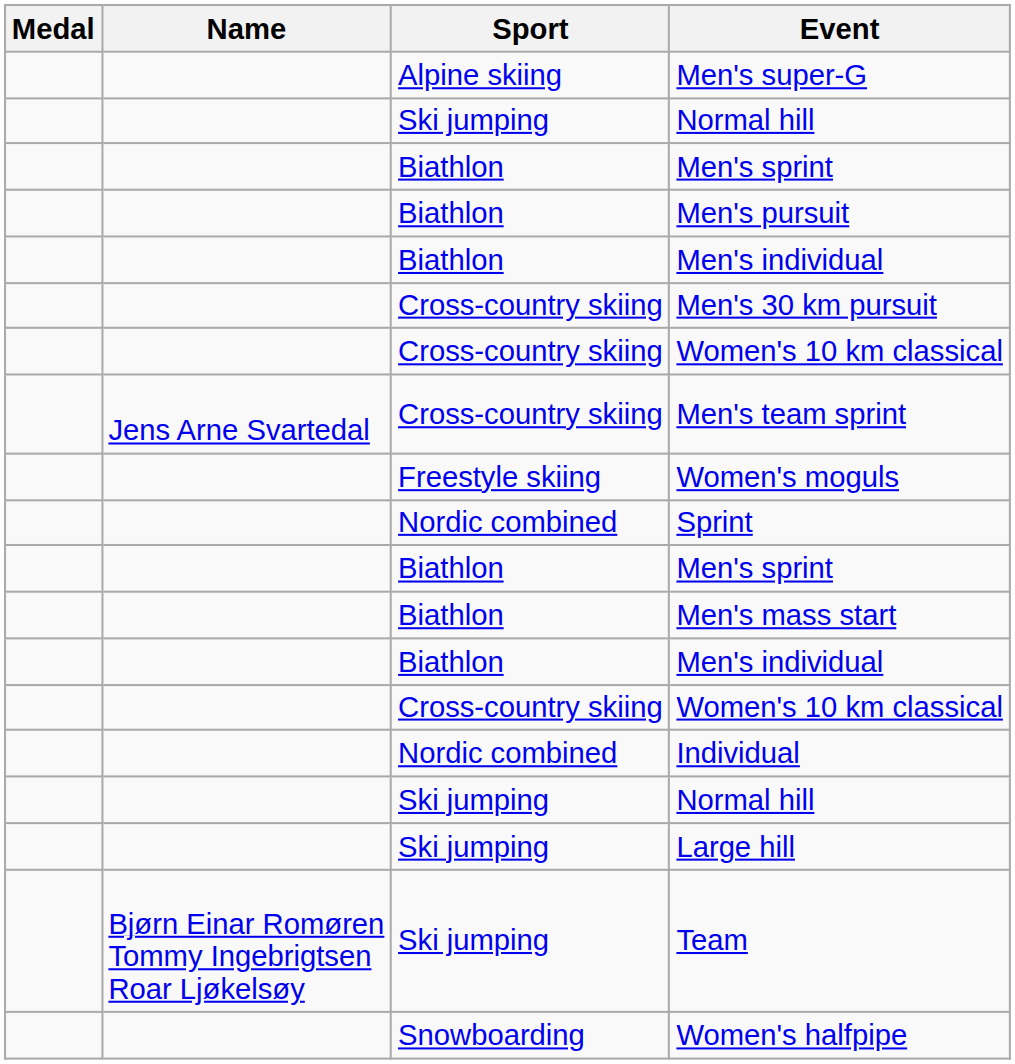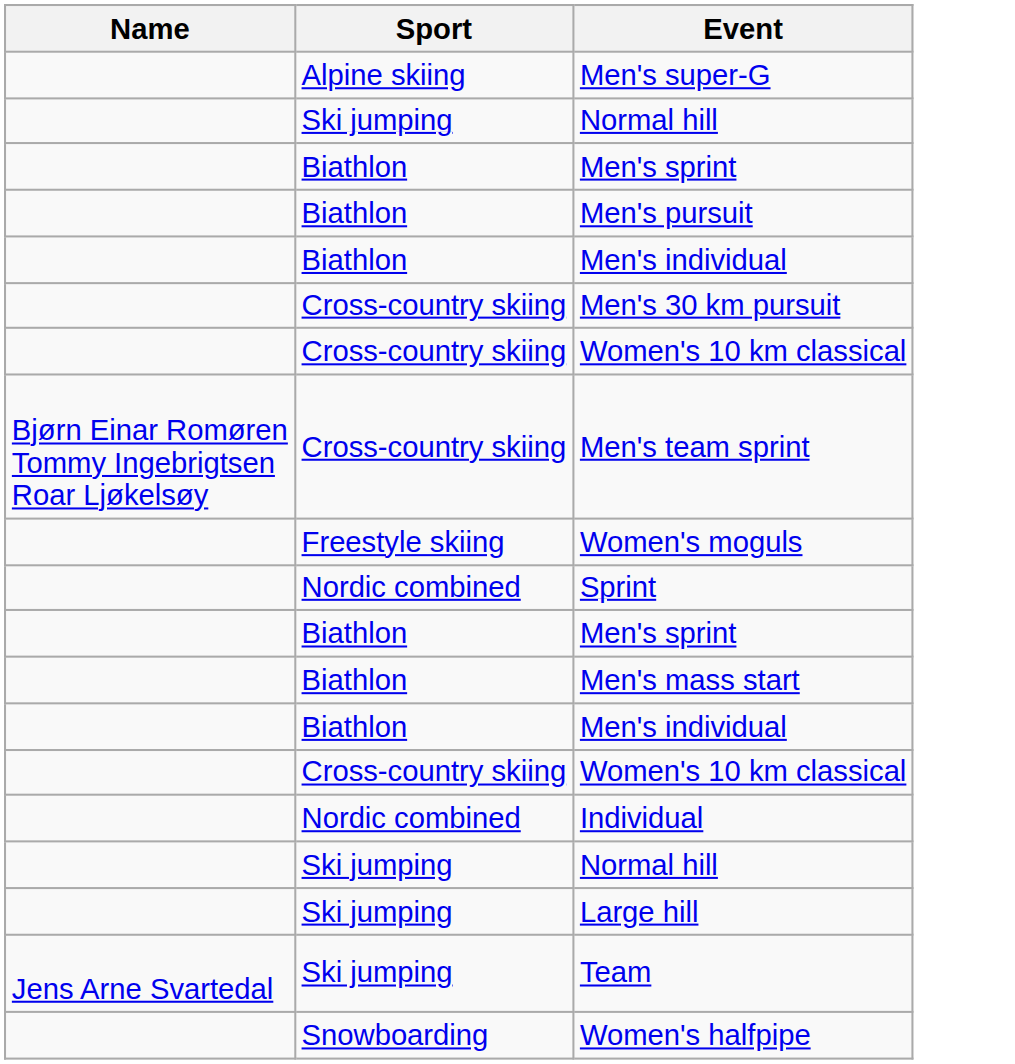- column: (53, 28)
(239, 430) Jens Arne Svartedal -> (150, 463) Bjørn Einar Romøren Tommy Ingebrigtsen Roar Ljøkelsøy
(246, 957) Bjørn Einar Romøren Tommy Ingebrigtsen Roar Ljøkelsøy -> (143, 990) Jens Arne Svartedal
